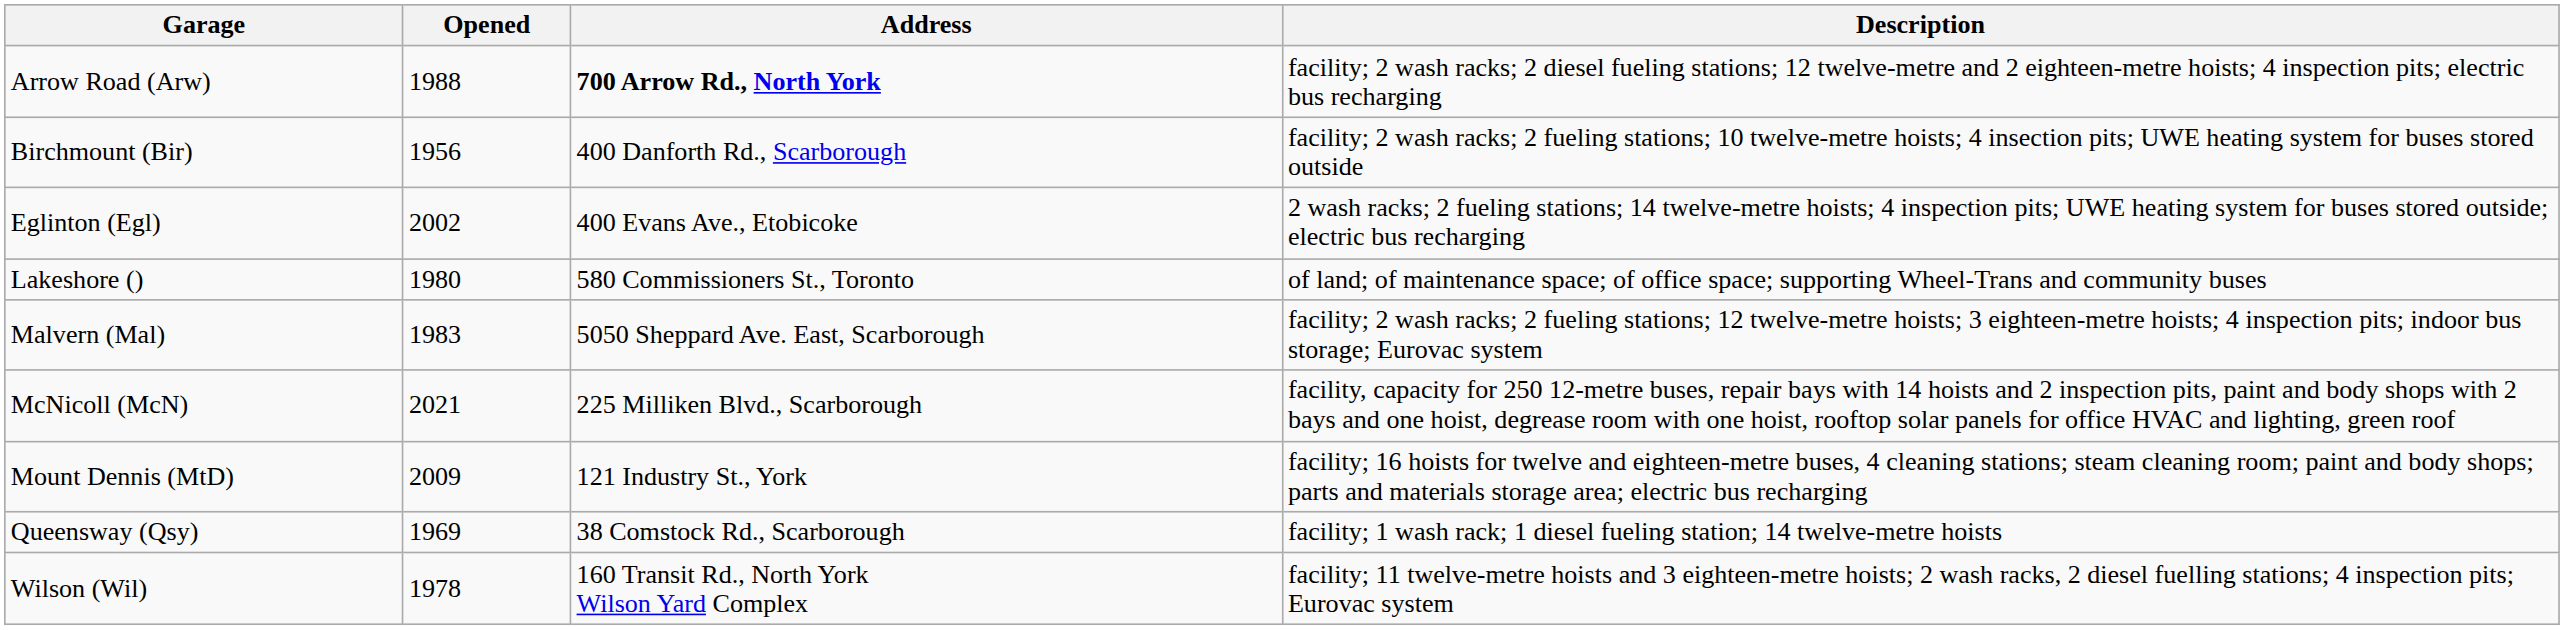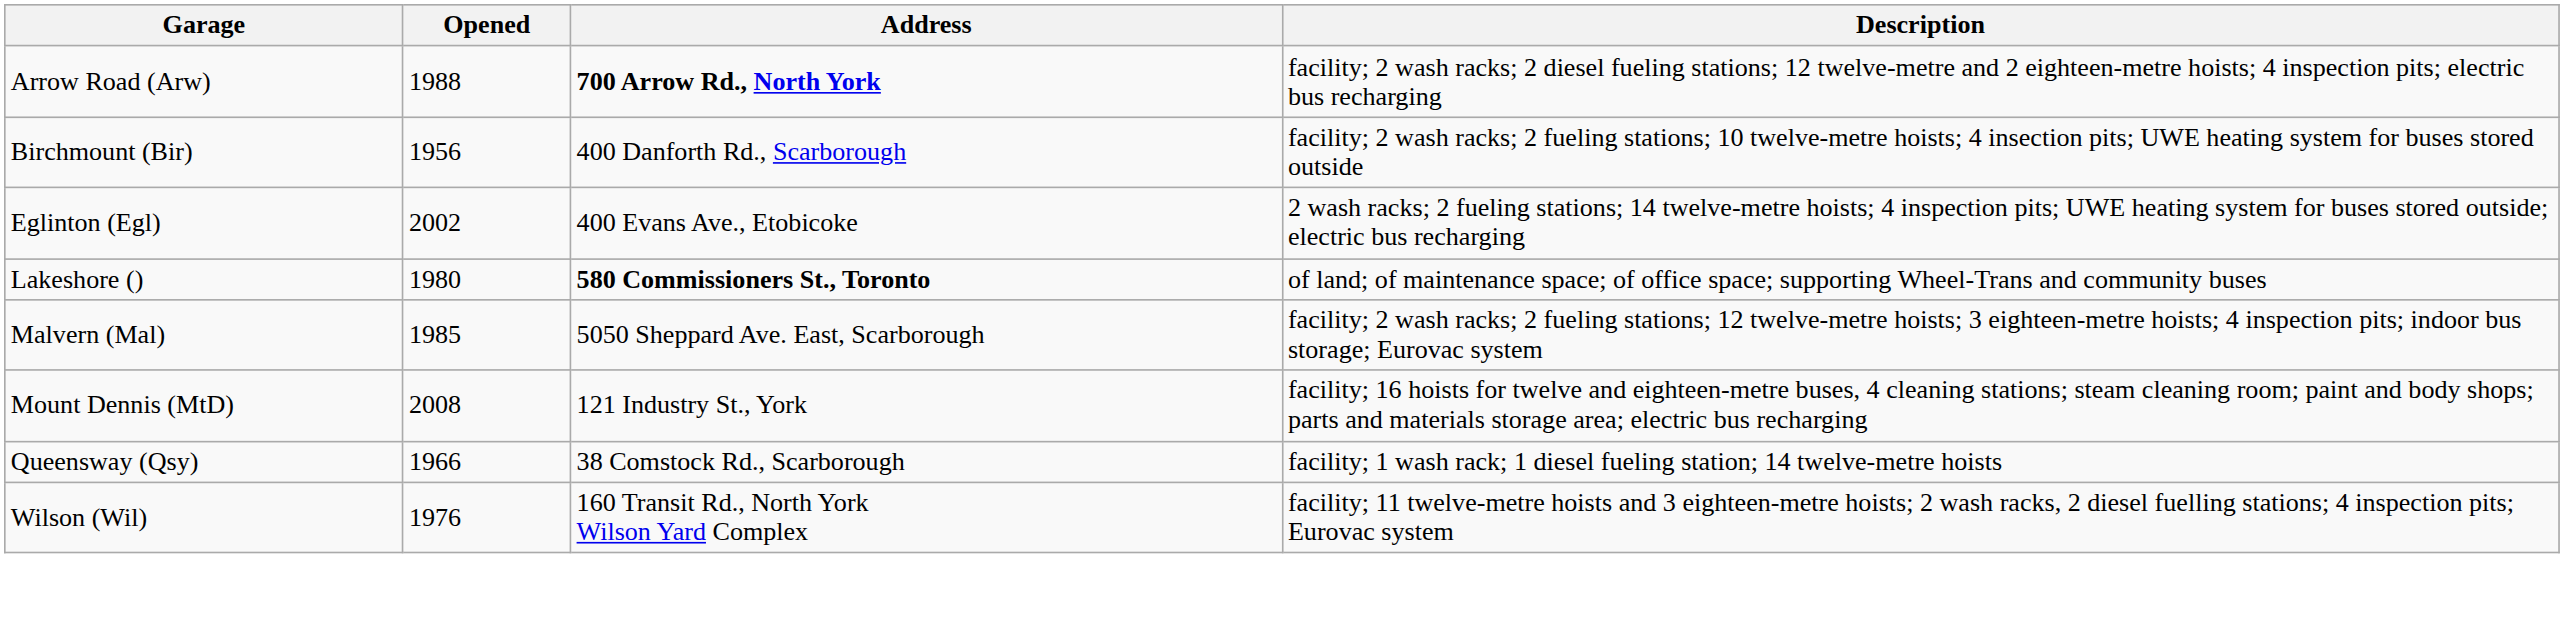(745, 278) normal -> (753, 278) bold
(435, 334) 1983 -> (435, 334) 1985
- row: (100, 405)
(435, 476) 2009 -> (435, 405) 2008
(435, 532) 1969 -> (435, 461) 1966
(435, 588) 1978 -> (435, 517) 1976
